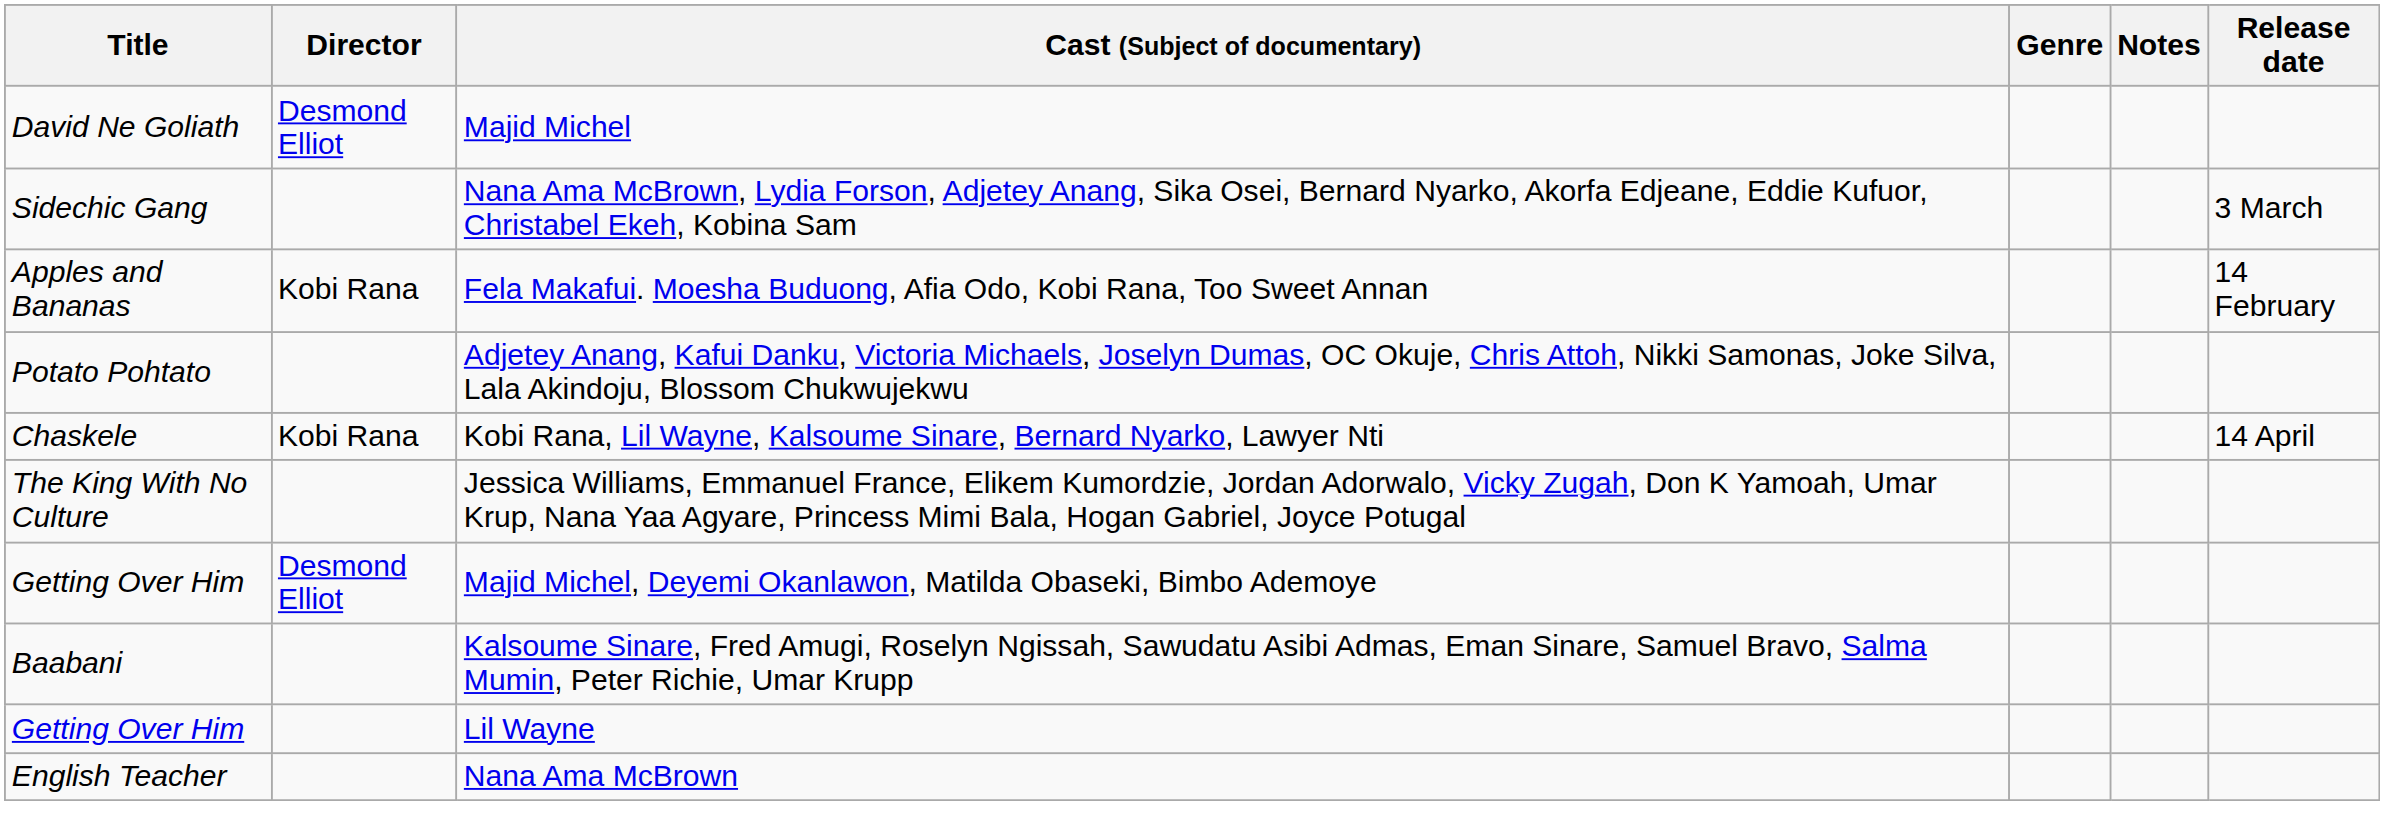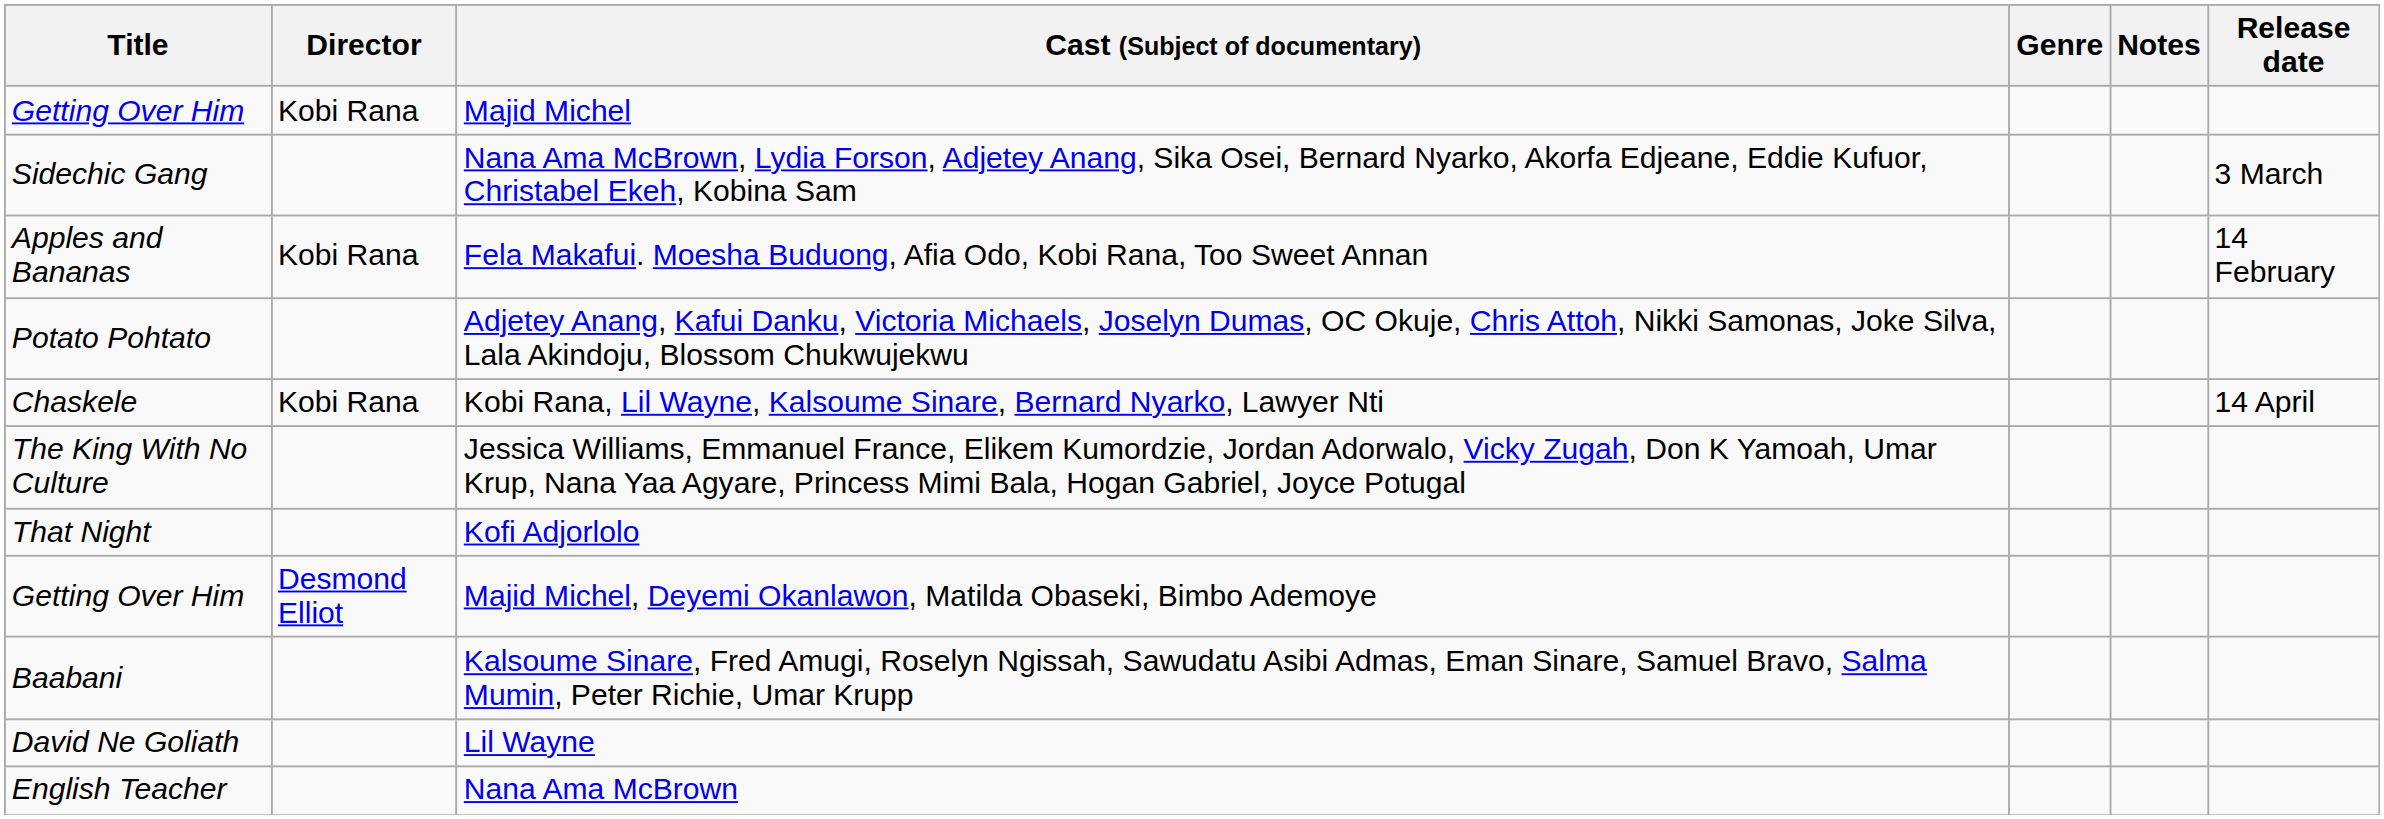(126, 126) David Ne Goliath -> (128, 109) Getting Over Him
(342, 126) Desmond Elliot -> (348, 109) Kobi Rana
+ row: (552, 531)
(128, 728) Getting Over Him -> (126, 742) David Ne Goliath
